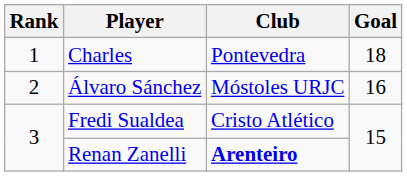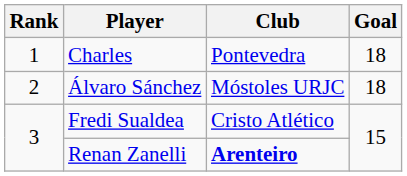(376, 87) 16 -> (376, 87) 18
